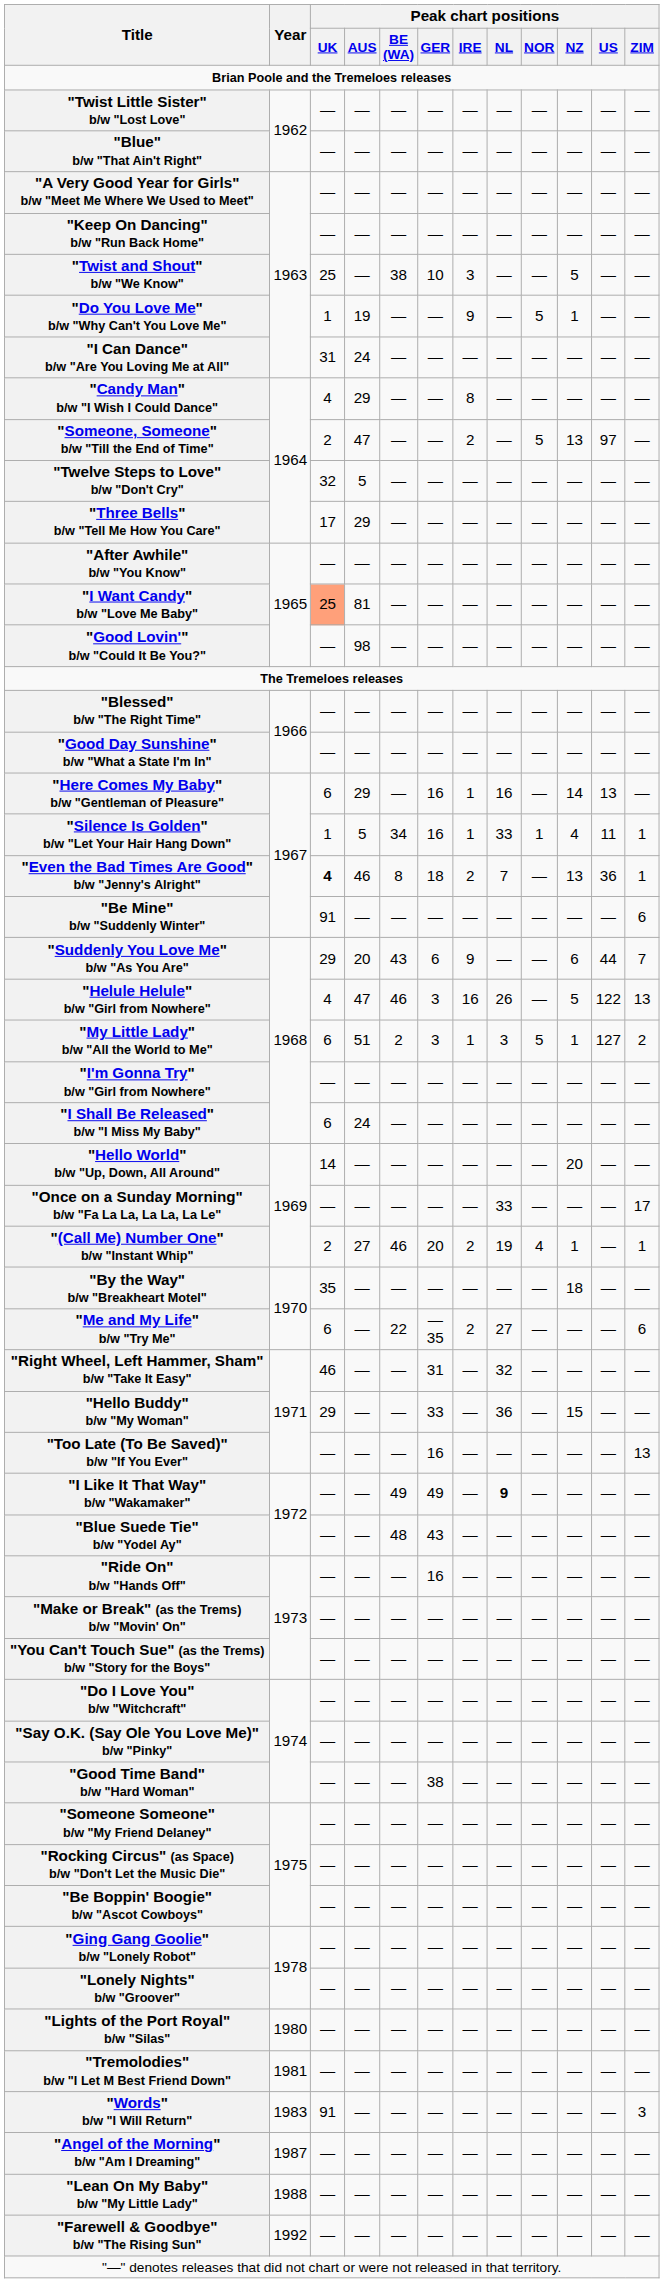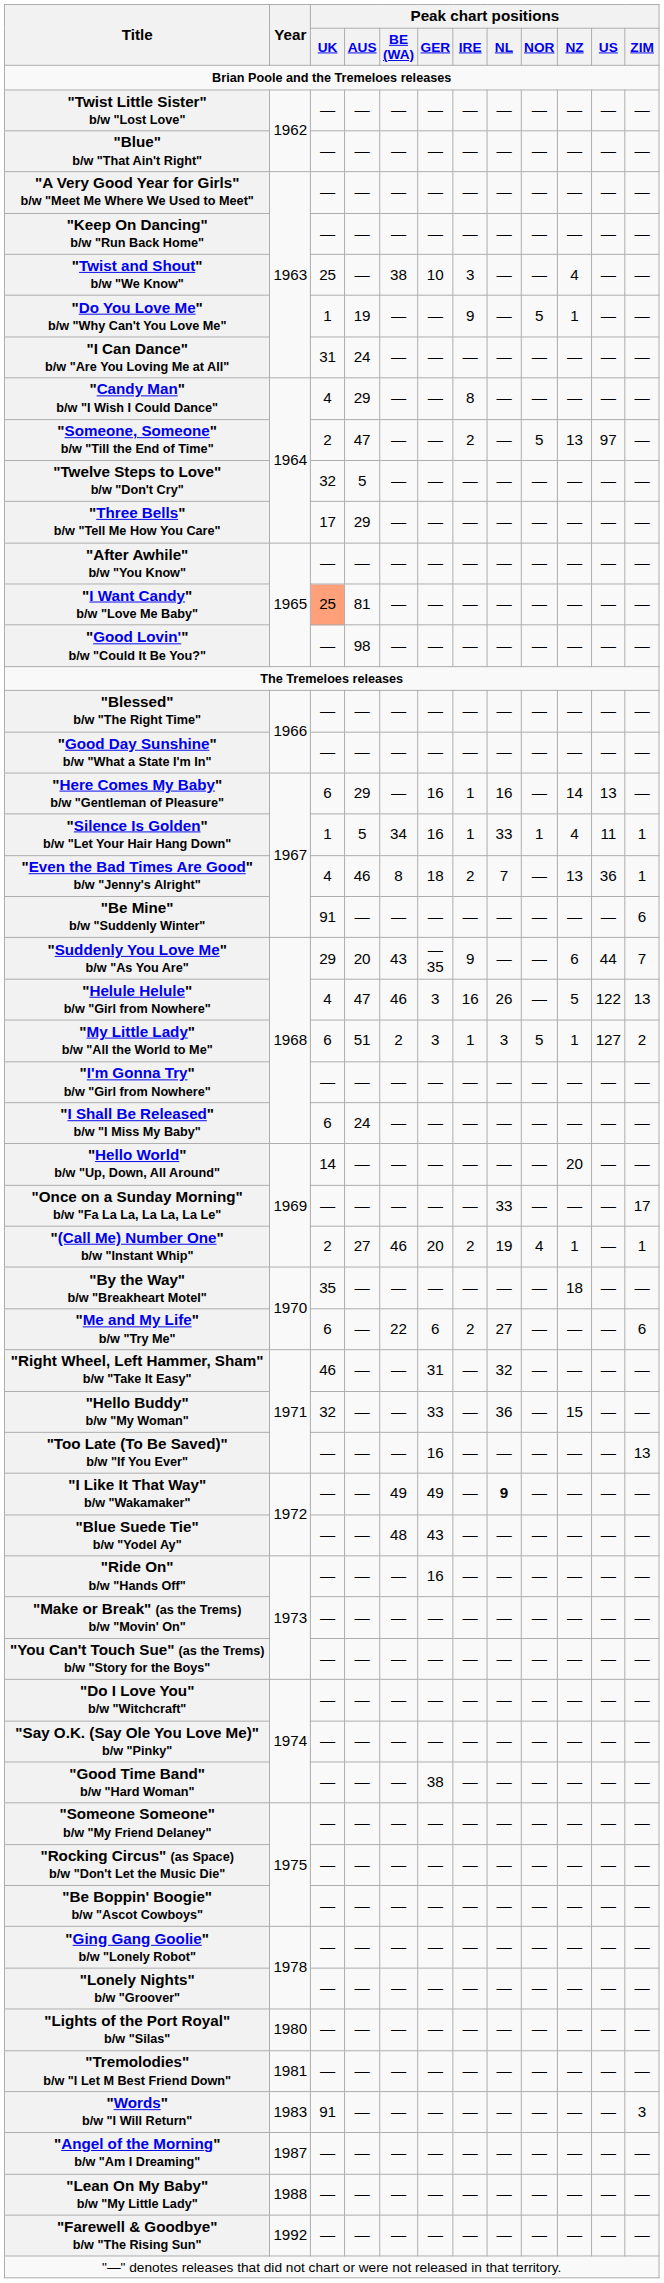(575, 274) 5 -> (575, 274) 4
(328, 875) bold -> (328, 875) normal
(435, 958) 6 -> (435, 958) — 35
(435, 1329) — 35 -> (435, 1329) 6
(328, 1411) 29 -> (328, 1411) 32
